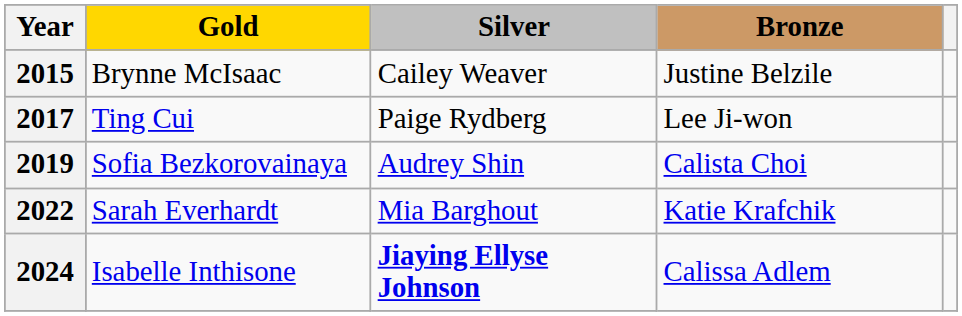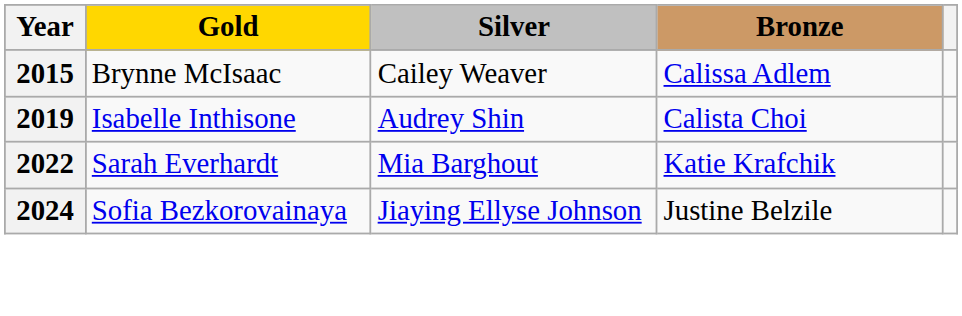(748, 73) Justine Belzile -> (747, 73) Calissa Adlem
- row: (45, 118)
(219, 164) Sofia Bezkorovainaya -> (194, 118) Isabelle Inthisone
(194, 271) Isabelle Inthisone -> (219, 210) Sofia Bezkorovainaya
(463, 271) bold -> (510, 210) normal
(747, 271) Calissa Adlem -> (748, 210) Justine Belzile
